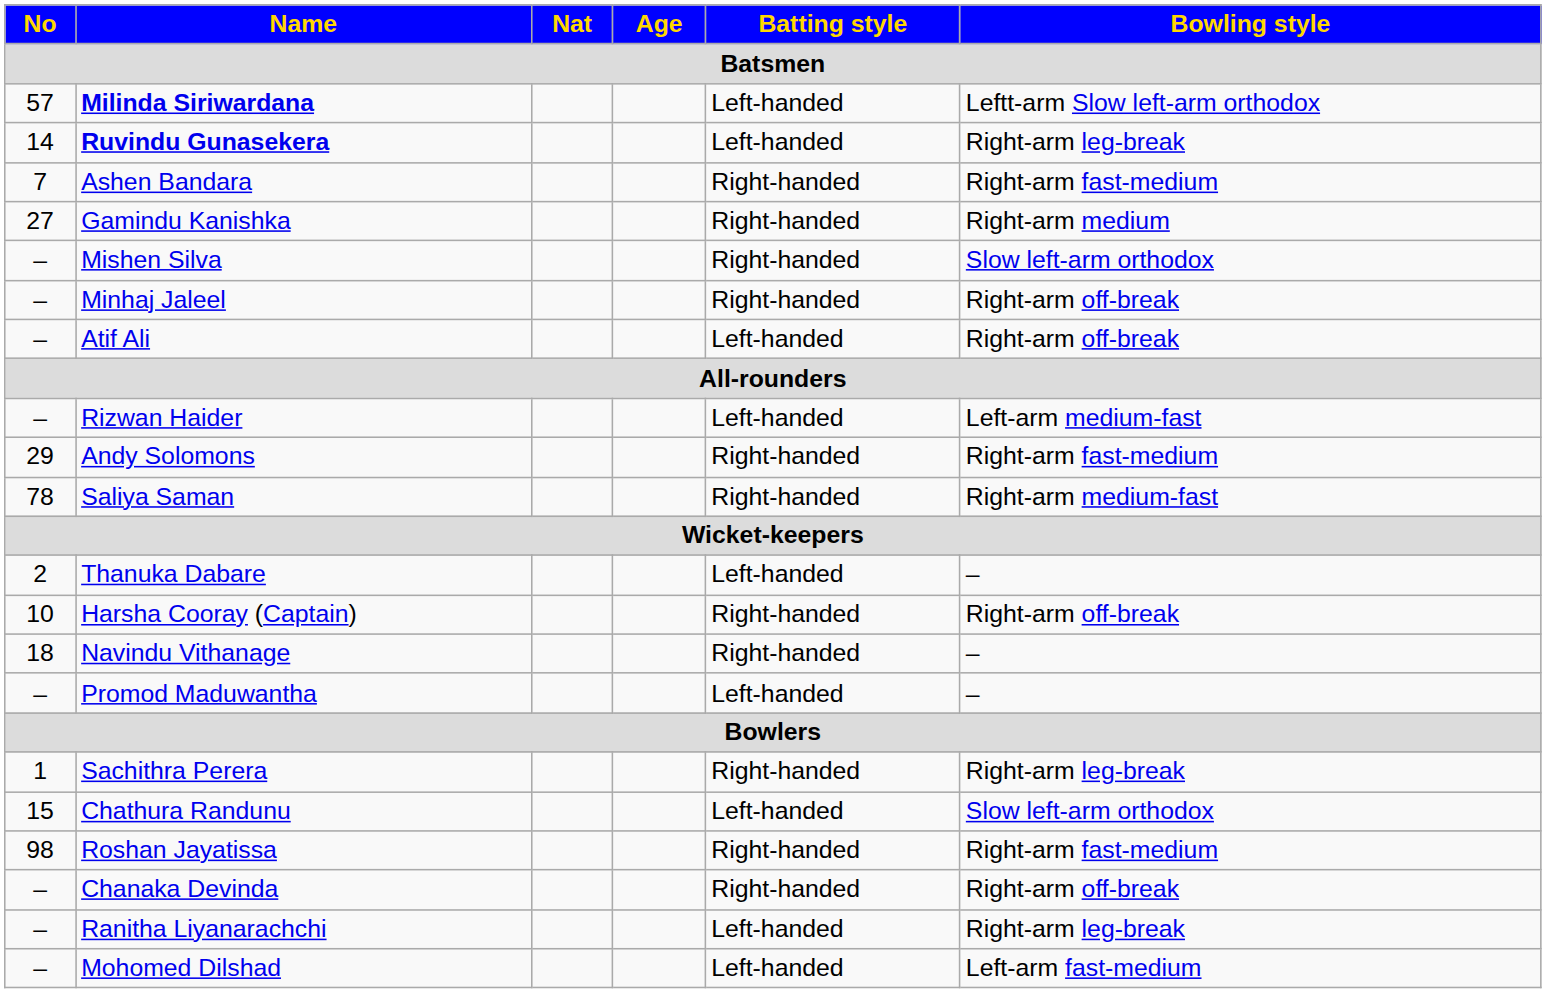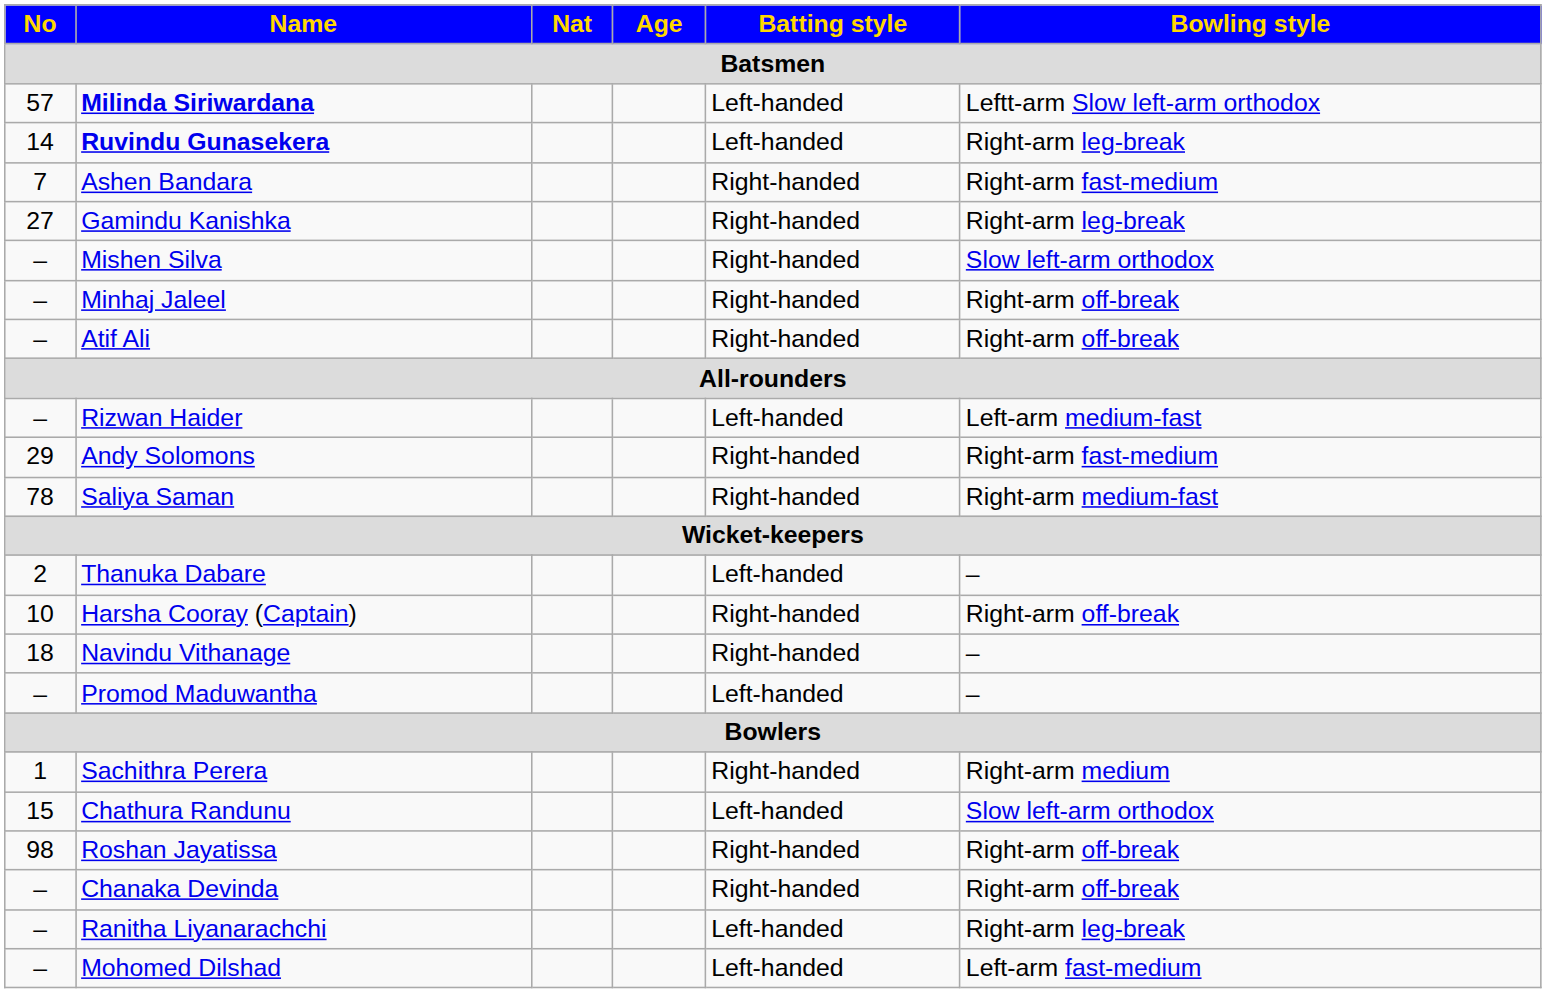(1068, 220) Right-arm medium -> (1075, 220) Right-arm leg-break
(777, 338) Left-handed -> (786, 338) Right-handed
(1075, 771) Right-arm leg-break -> (1068, 771) Right-arm medium
(1092, 850) Right-arm fast-medium -> (1072, 850) Right-arm off-break
